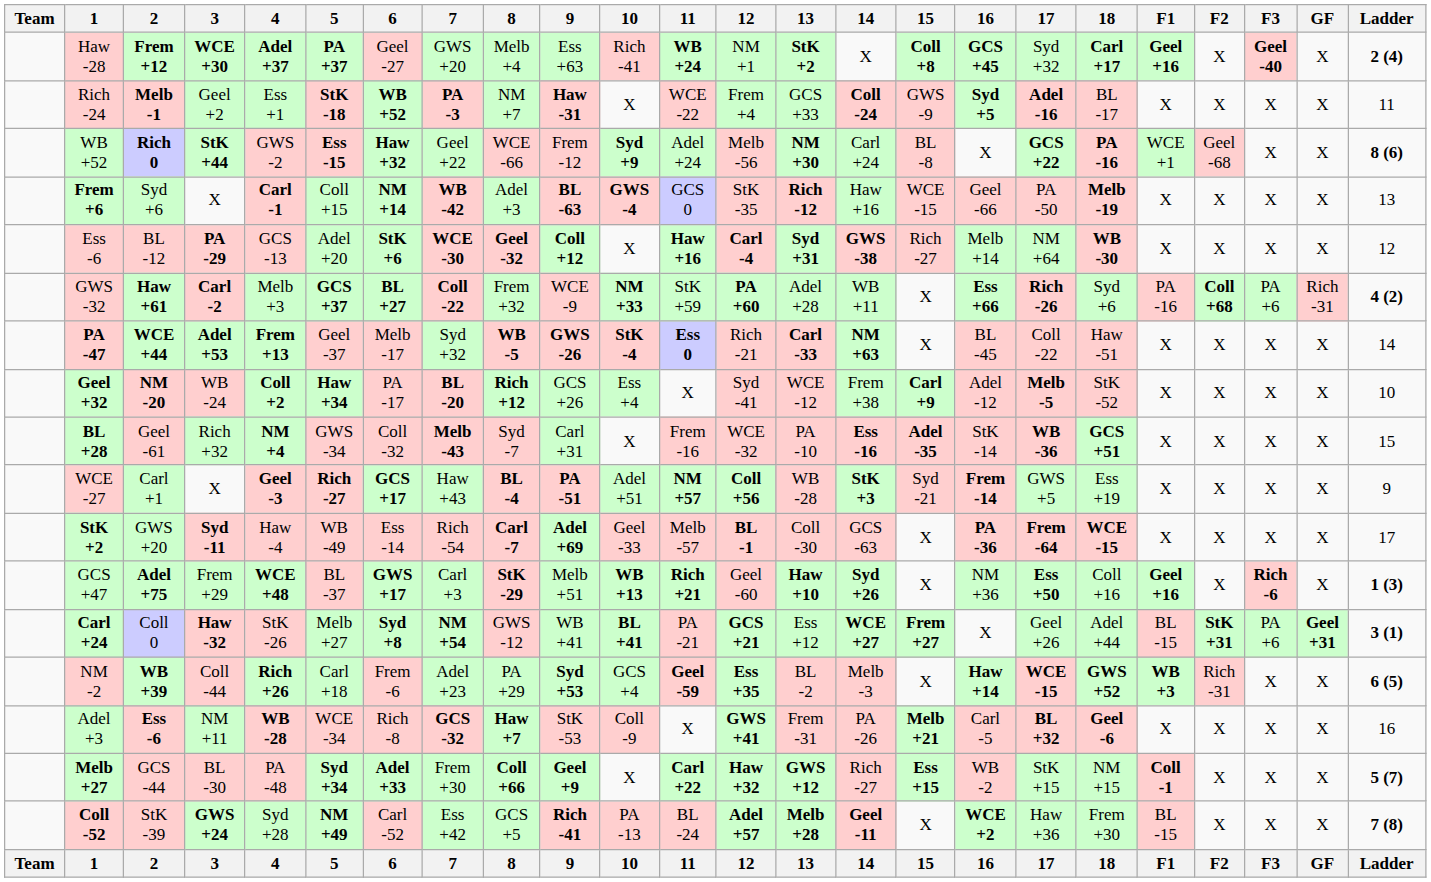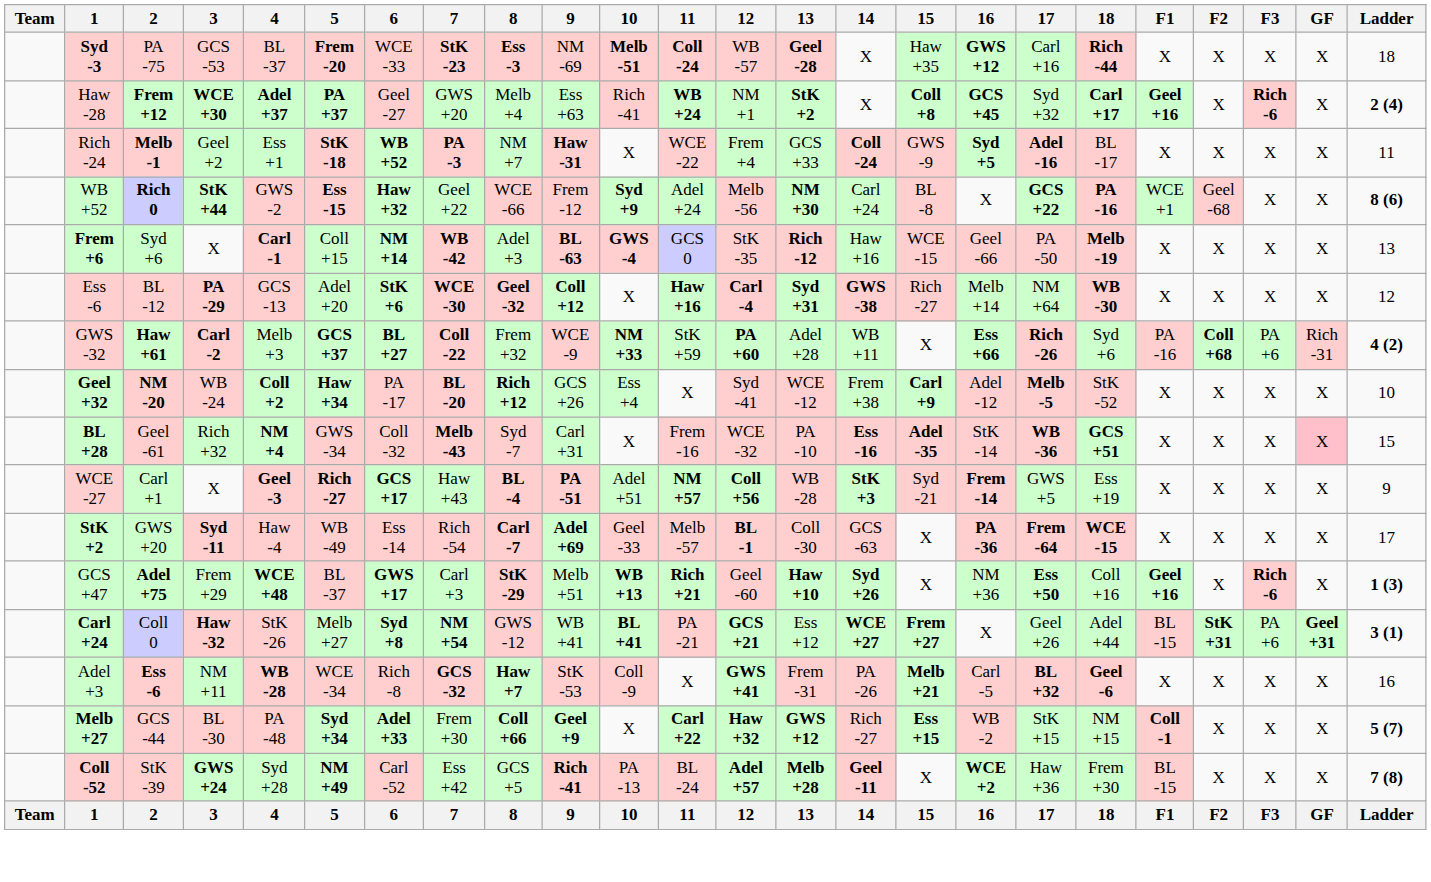+ row: (94, 56)
(1271, 56) Geel -40 -> (1270, 104) Rich -6
- row: (94, 344)
(1322, 440) no background -> (1322, 440) pink background
- row: (94, 680)
